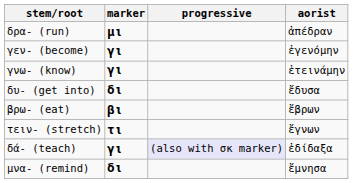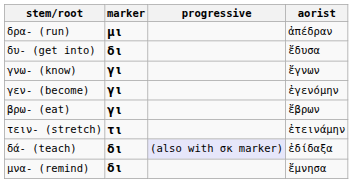rows swapped: (51, 90) <-> (48, 51)
(317, 71) ἐτεινάμην -> (304, 71) ἔγνων
(115, 110) βι -> (115, 110) γι
(304, 129) ἔγνων -> (317, 129) ἐτεινάμην
(115, 149) γι -> (115, 149) δι
